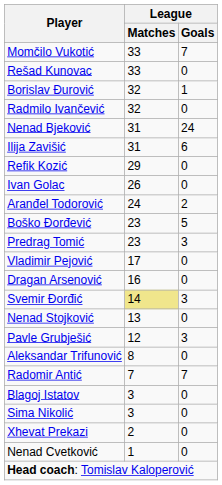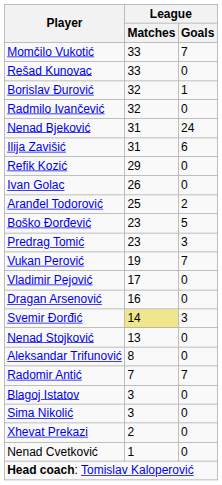(134, 204) 24 -> (134, 204) 25
+ row: (46, 261)
- row: (49, 337)
